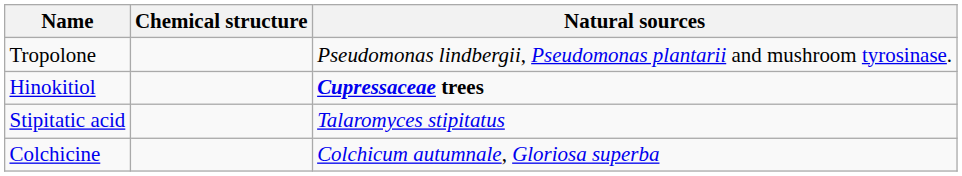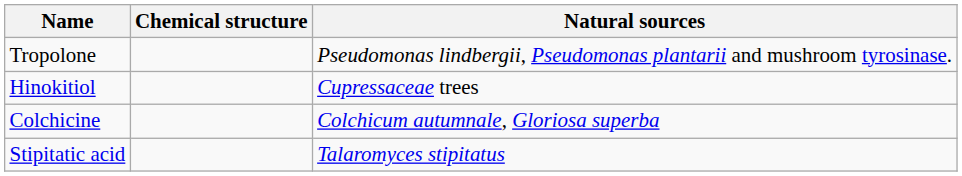(400, 87) bold -> (398, 87) normal
rows swapped: (67, 120) <-> (55, 154)
